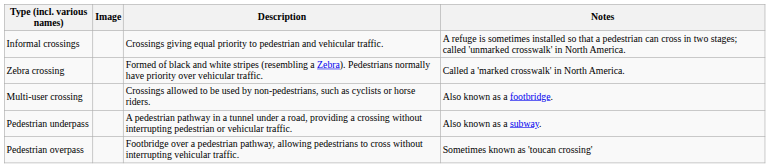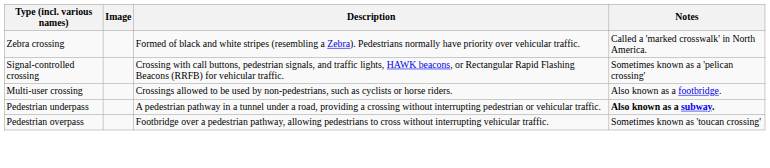- row: (43, 44)
+ row: (40, 70)
(492, 123) normal -> (663, 107) bold
